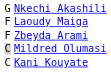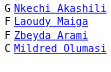(8, 49) lightgrey background -> (8, 49) no background
- row: (51, 62)
